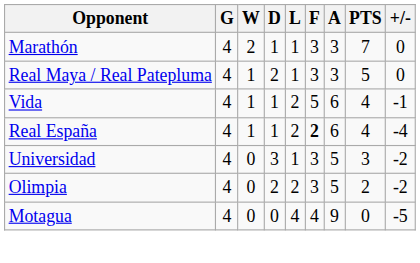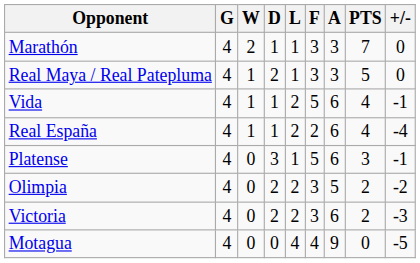(314, 131) bold -> (314, 131) normal
+ row: (38, 159)
- row: (52, 159)
+ row: (37, 215)
